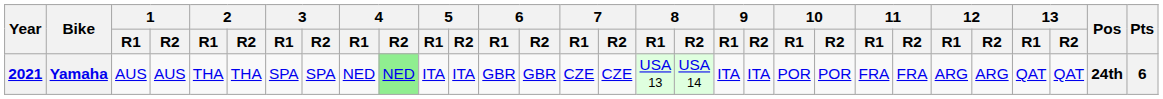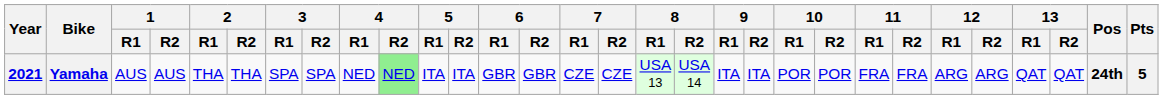(1142, 74) 6 -> (1142, 74) 5
